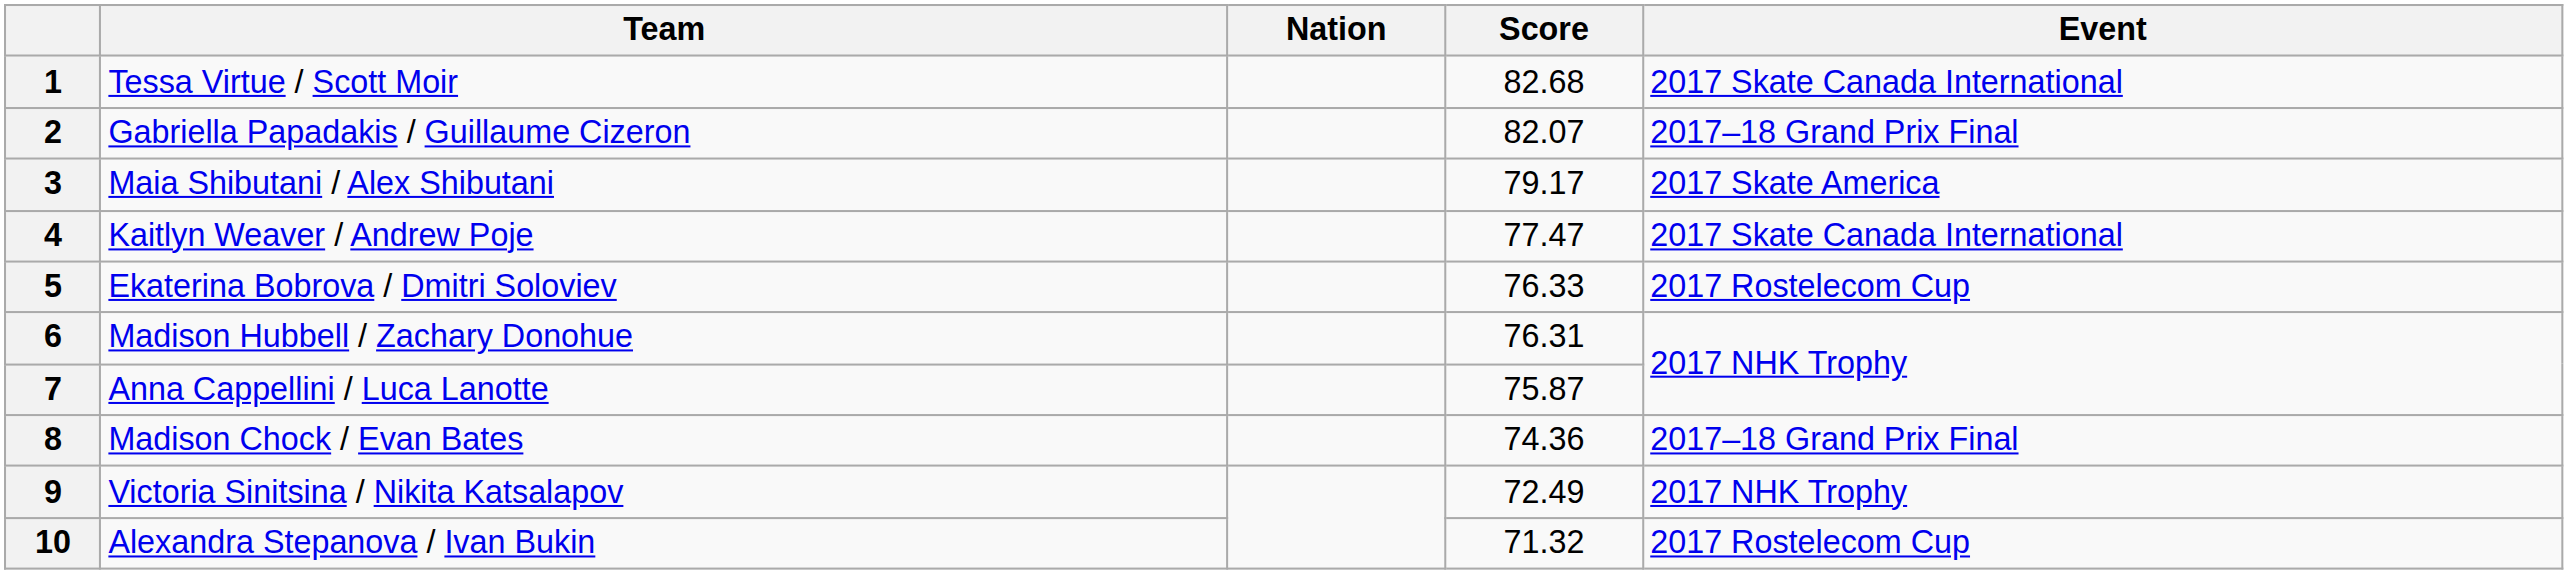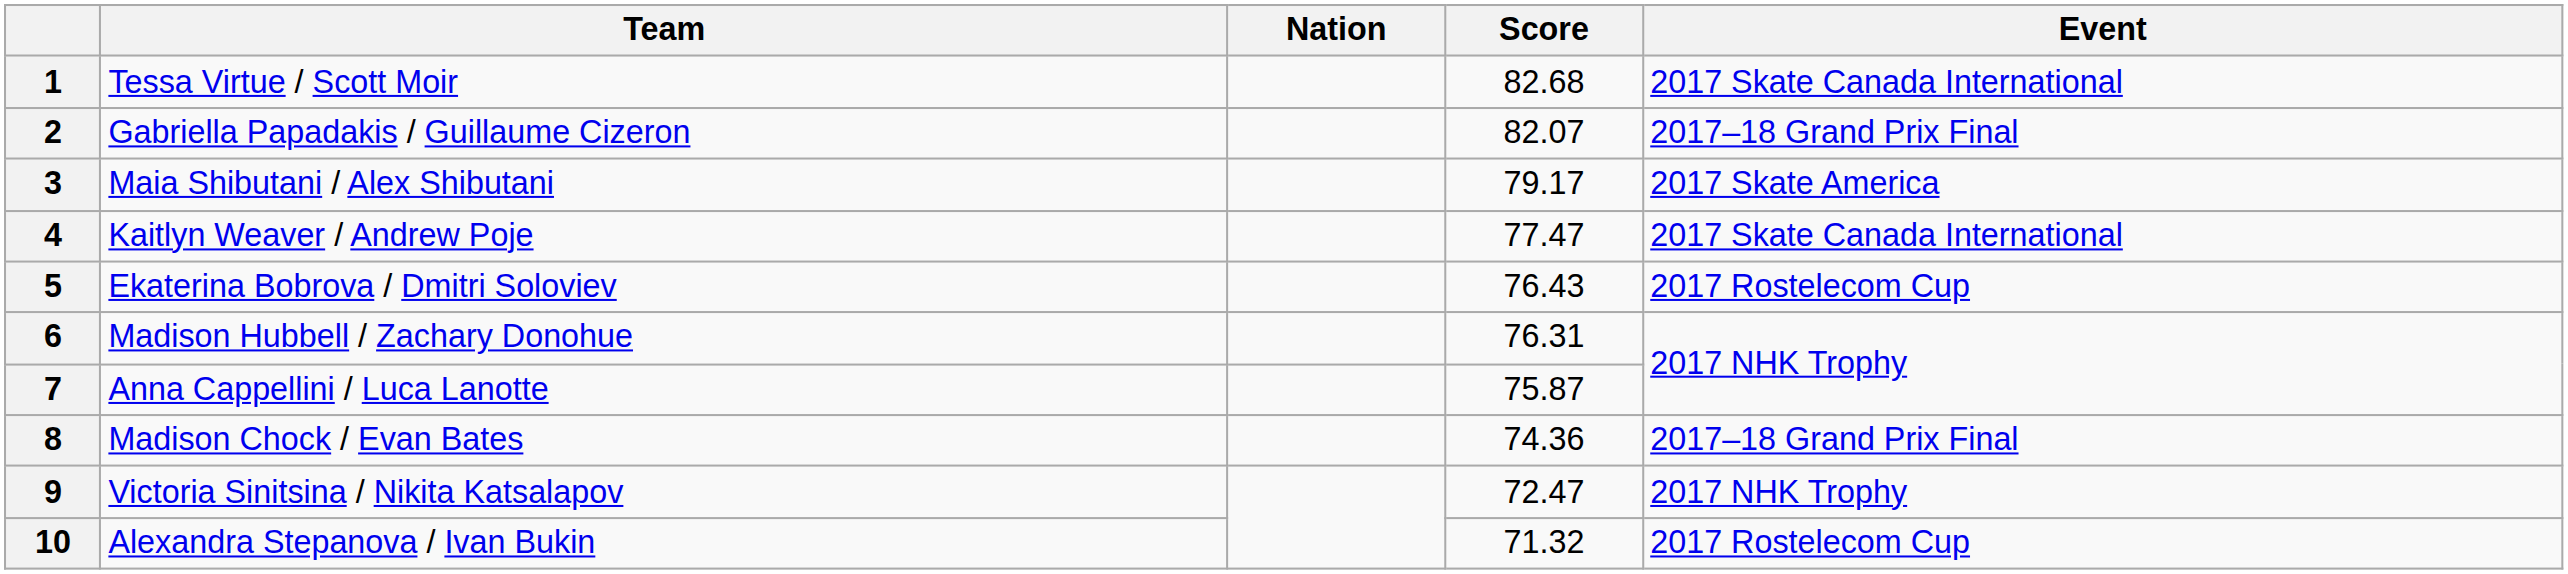(1544, 286) 76.33 -> (1544, 286) 76.43
(1544, 491) 72.49 -> (1544, 491) 72.47
